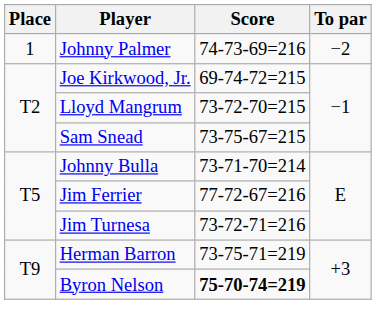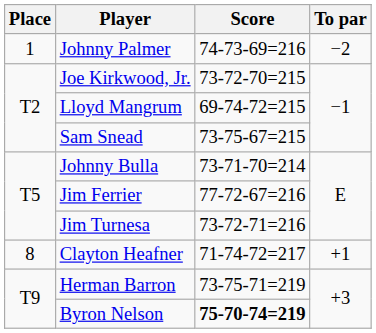(252, 78) 69-74-72=215 -> (252, 78) 73-72-70=215
(252, 107) 73-72-70=215 -> (252, 107) 69-74-72=215
+ row: (121, 254)
